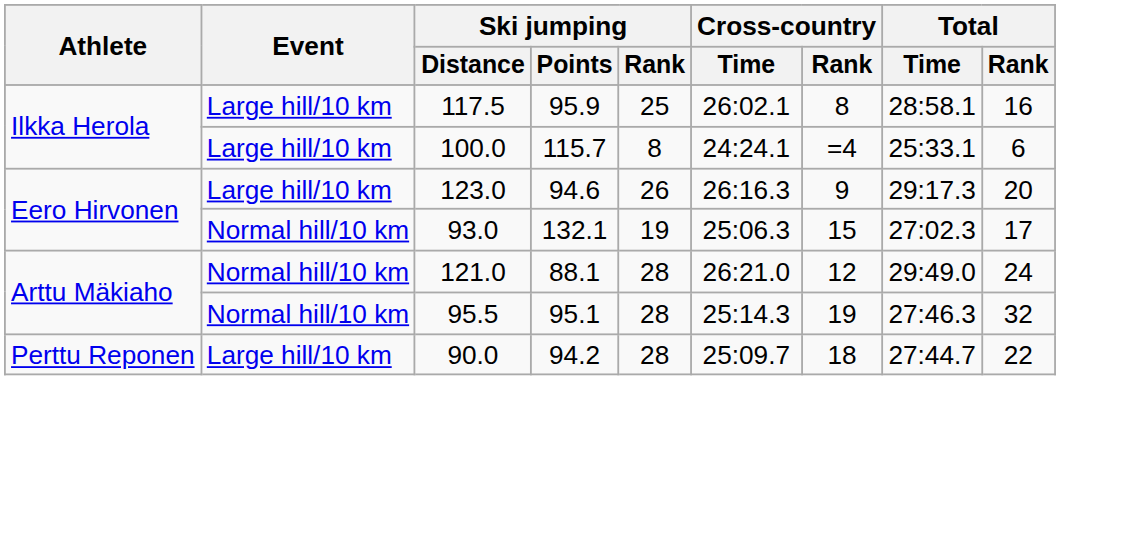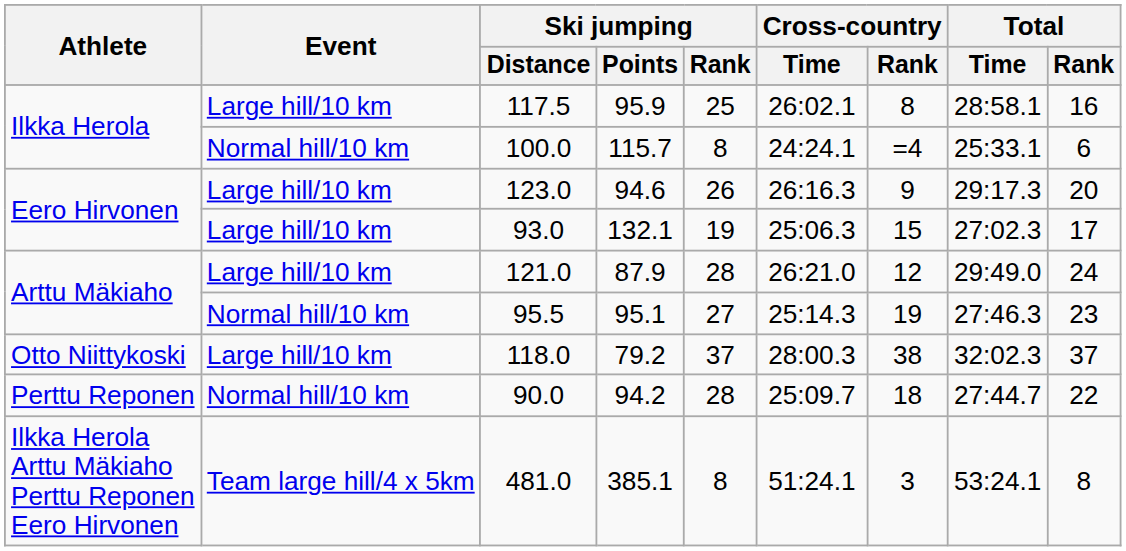(299, 148) Large hill/10 km -> (308, 148) Normal hill/10 km
(308, 231) Normal hill/10 km -> (299, 231) Large hill/10 km
(308, 272) Normal hill/10 km -> (299, 272) Large hill/10 km
(575, 272) 88.1 -> (640, 272) 87.9
(655, 314) 28 -> (720, 314) 27
(1018, 314) 32 -> (1084, 314) 23
+ row: (538, 355)
(299, 355) Large hill/10 km -> (308, 396) Normal hill/10 km
+ row: (538, 481)
